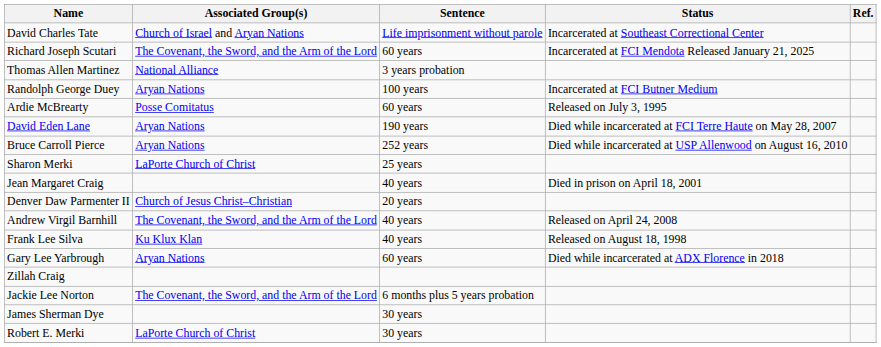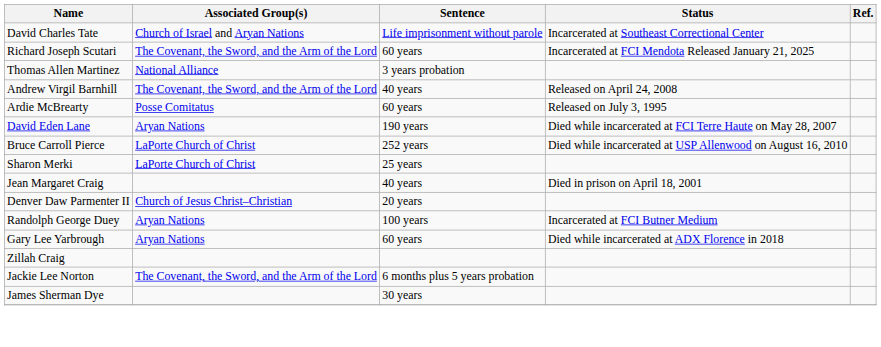rows swapped: (62, 220) <-> (63, 88)
(170, 145) Aryan Nations -> (195, 145) LaPorte Church of Christ
- row: (45, 239)
- row: (46, 333)
